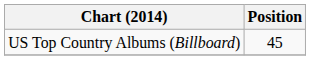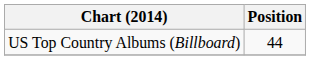(275, 42) 45 -> (275, 42) 44
